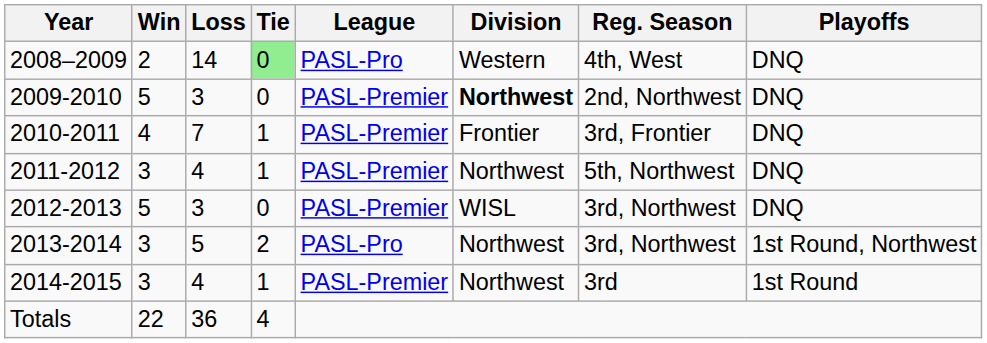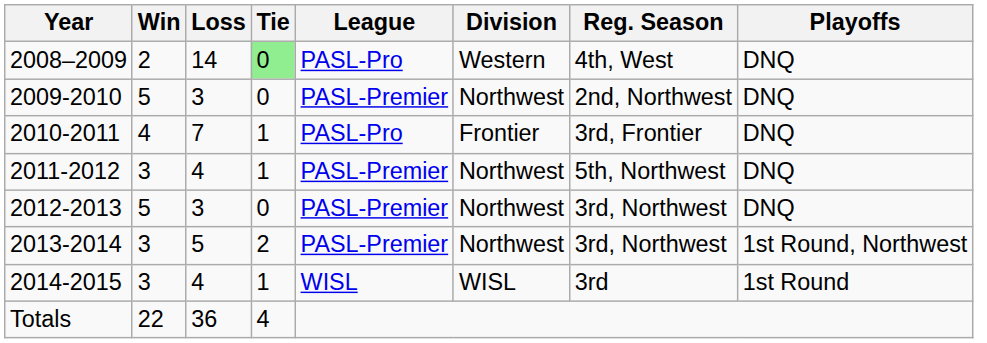(516, 97) bold -> (511, 97) normal
(374, 134) PASL-Premier -> (352, 134) PASL-Pro
(487, 208) WISL -> (511, 208) Northwest
(352, 245) PASL-Pro -> (374, 245) PASL-Premier
(374, 282) PASL-Premier -> (329, 282) WISL
(511, 282) Northwest -> (487, 282) WISL
